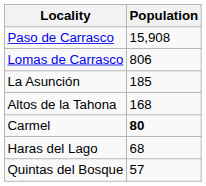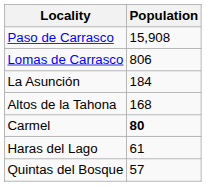(141, 82) 185 -> (141, 82) 184
(137, 148) 68 -> (137, 148) 61
